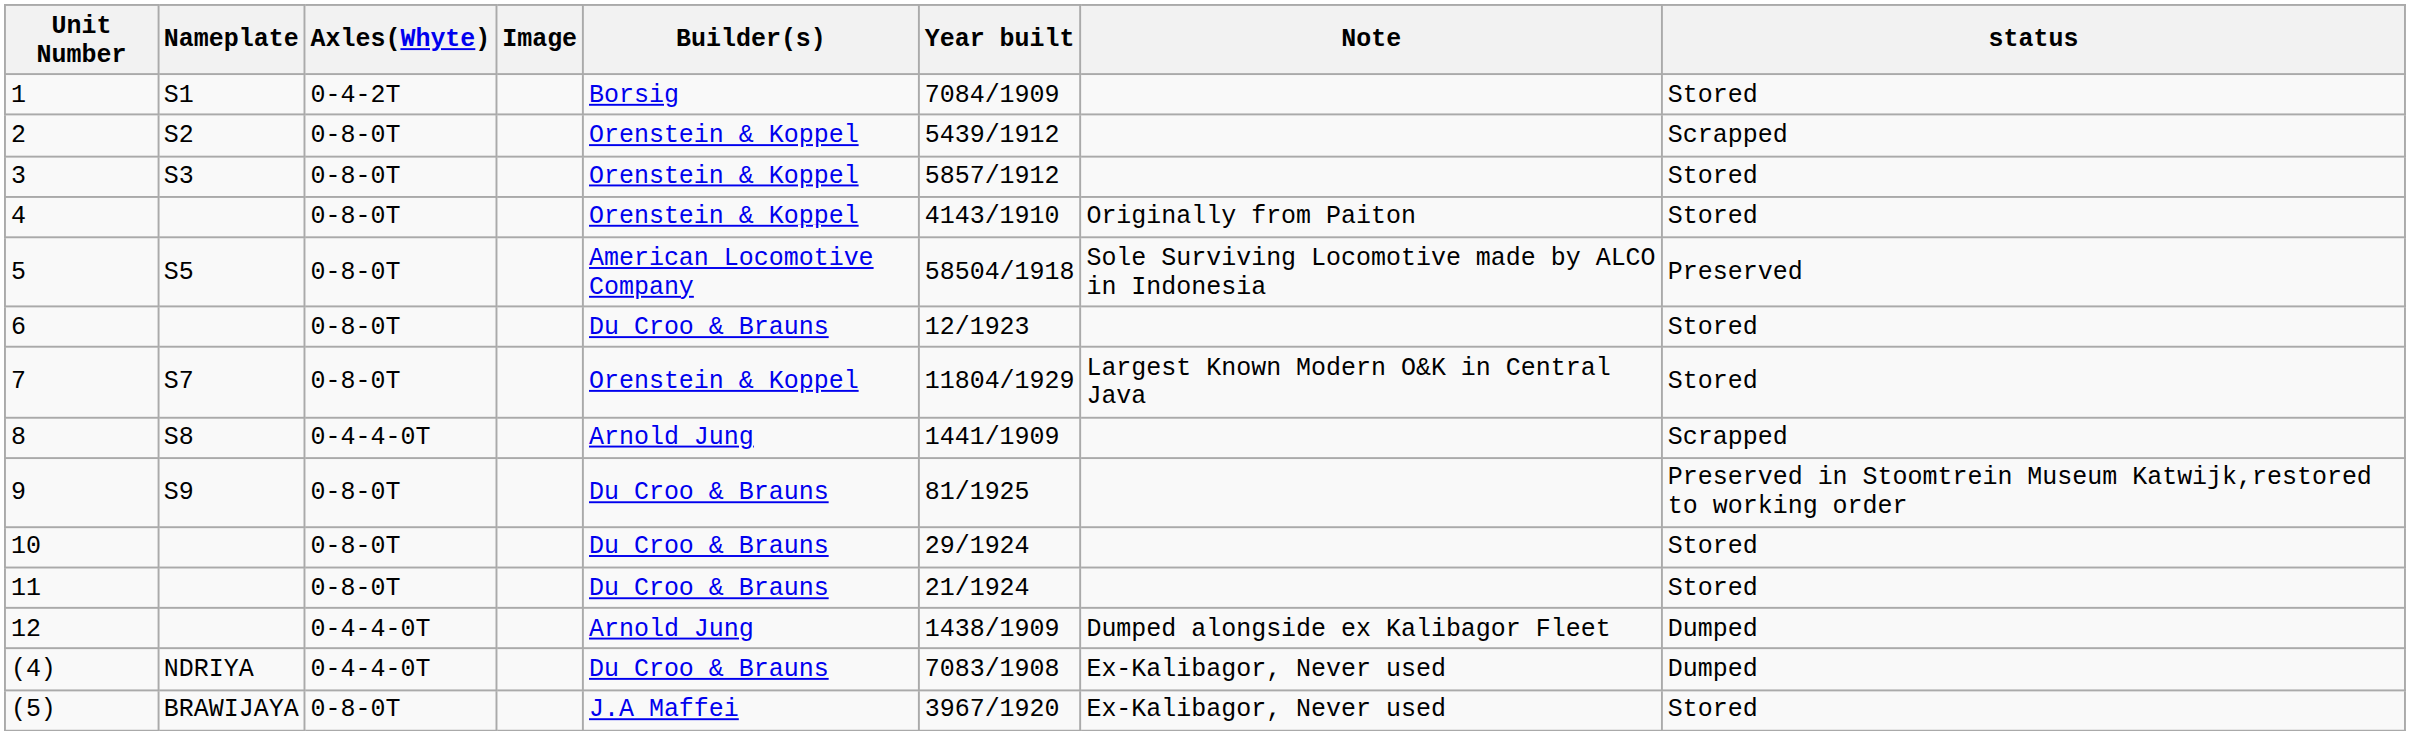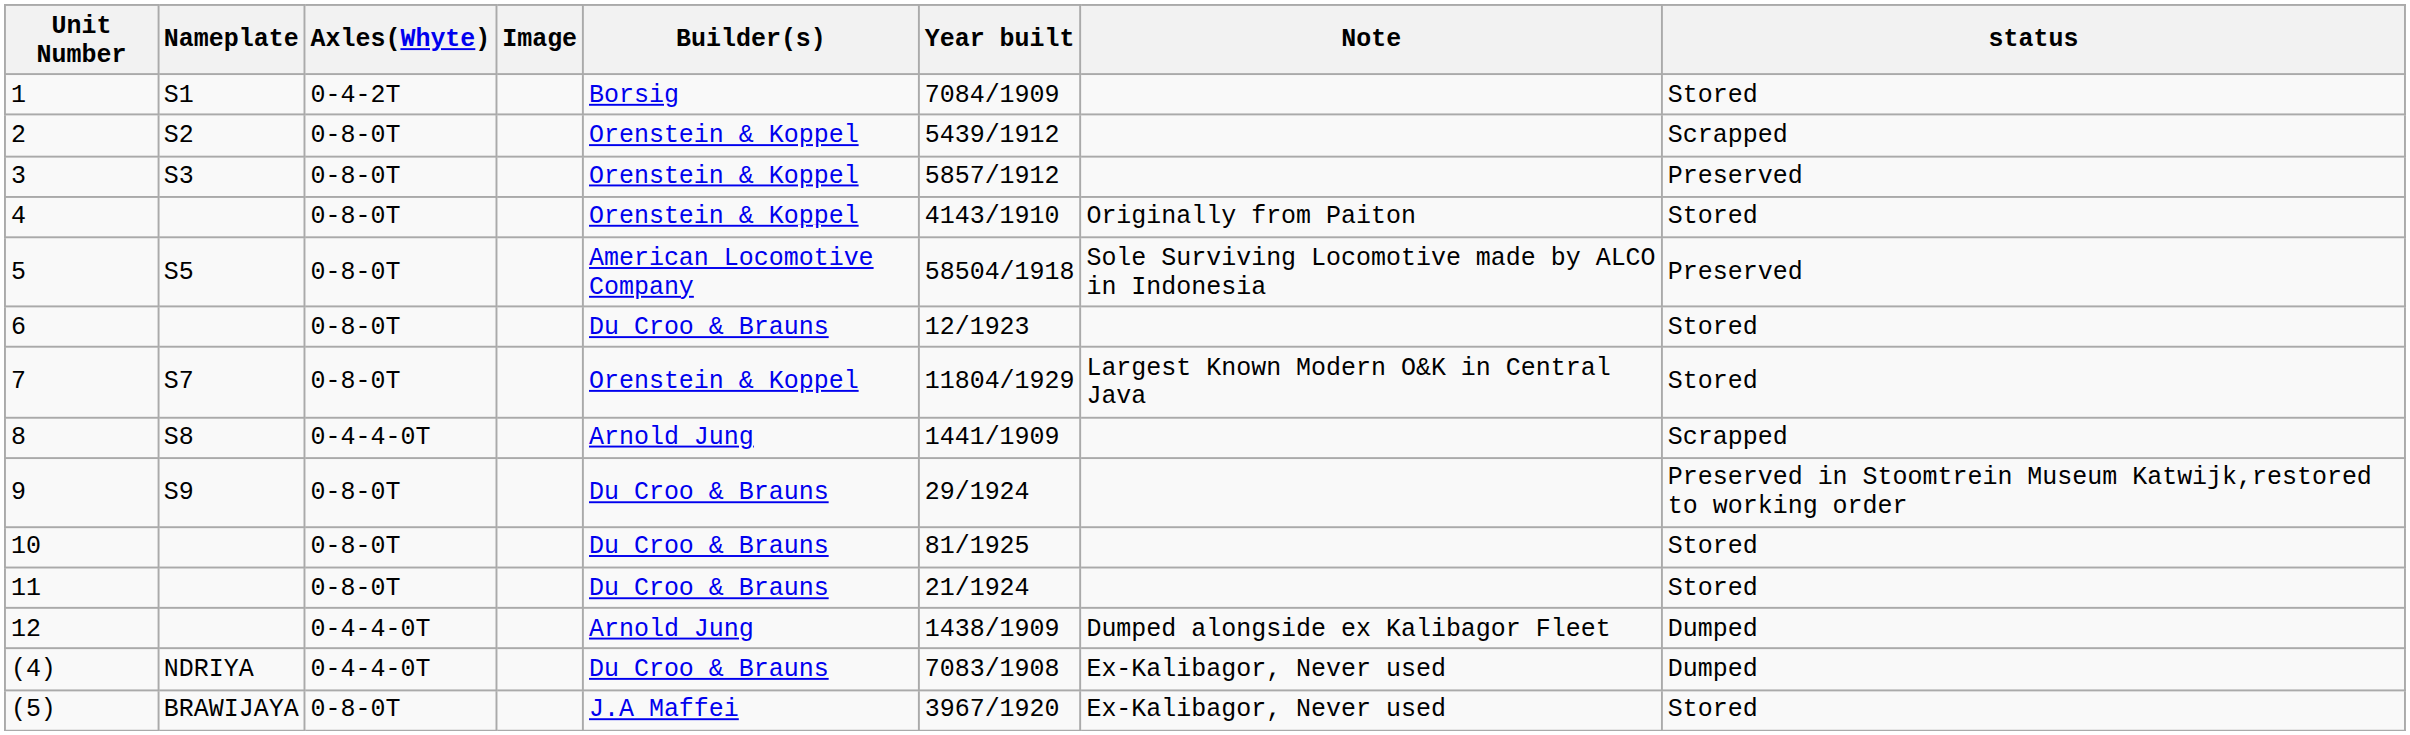(1713, 176) Stored -> (1735, 176) Preserved
(977, 492) 81/1925 -> (977, 492) 29/1924
(977, 547) 29/1924 -> (977, 547) 81/1925
